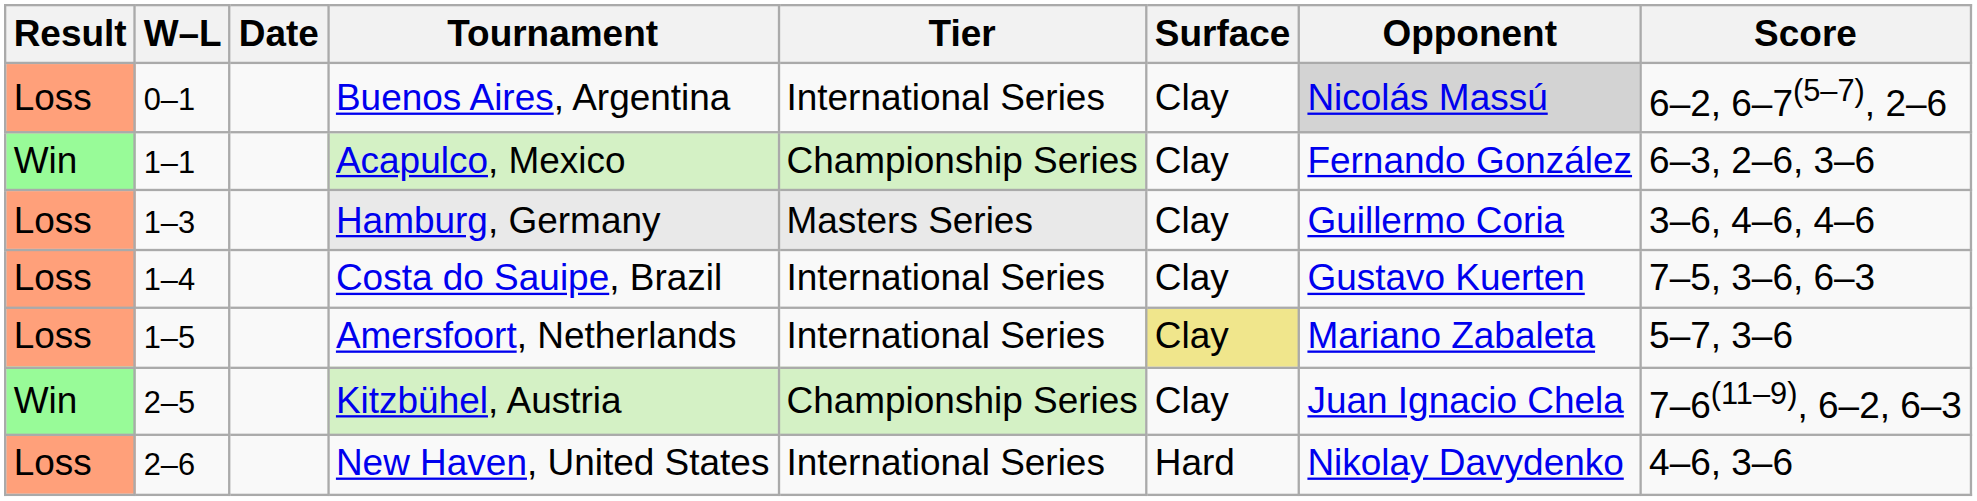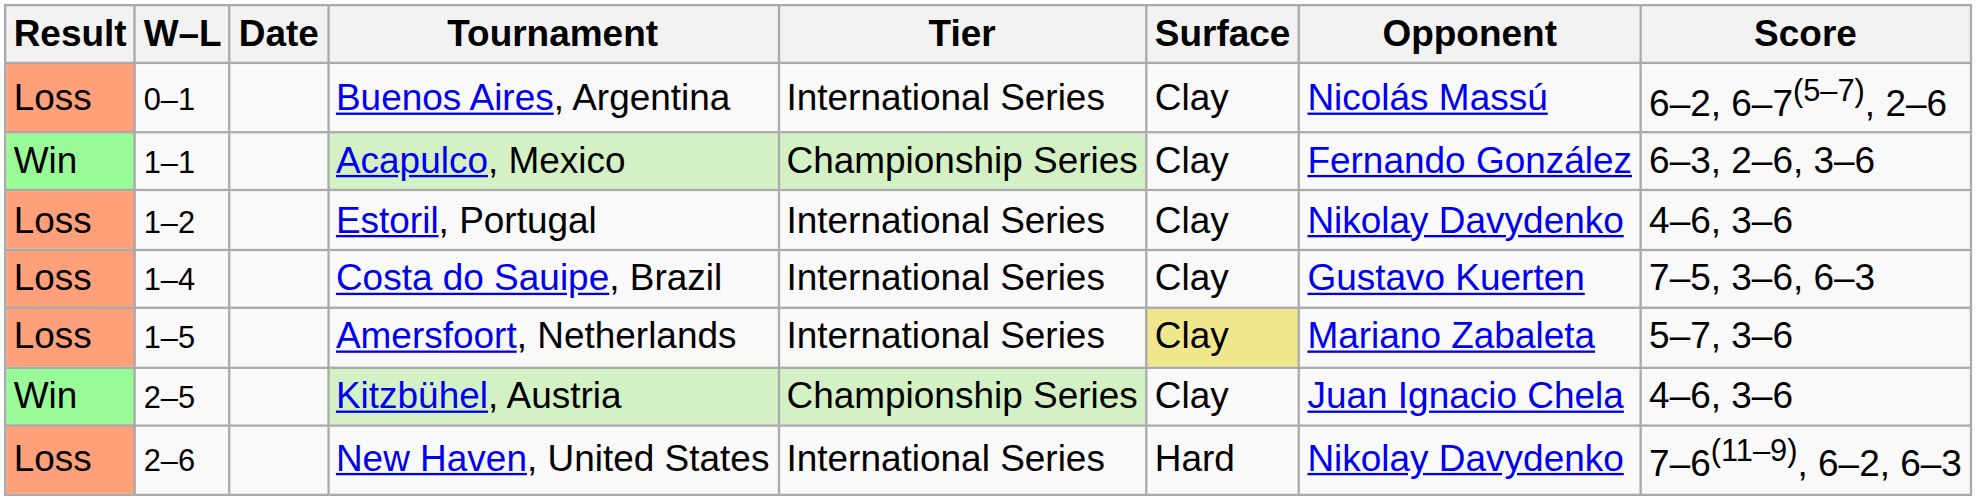(1428, 97) lightgrey background -> (1428, 97) no background
+ row: (466, 219)
- row: (498, 219)
(1805, 400) 7–6(11–9), 6–2, 6–3 -> (1721, 395) 4–6, 3–6
(1721, 464) 4–6, 3–6 -> (1805, 459) 7–6(11–9), 6–2, 6–3
